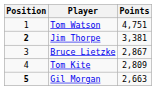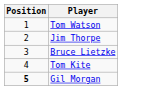- column: (134, 11)
(26, 38) bold -> (26, 38) normal
